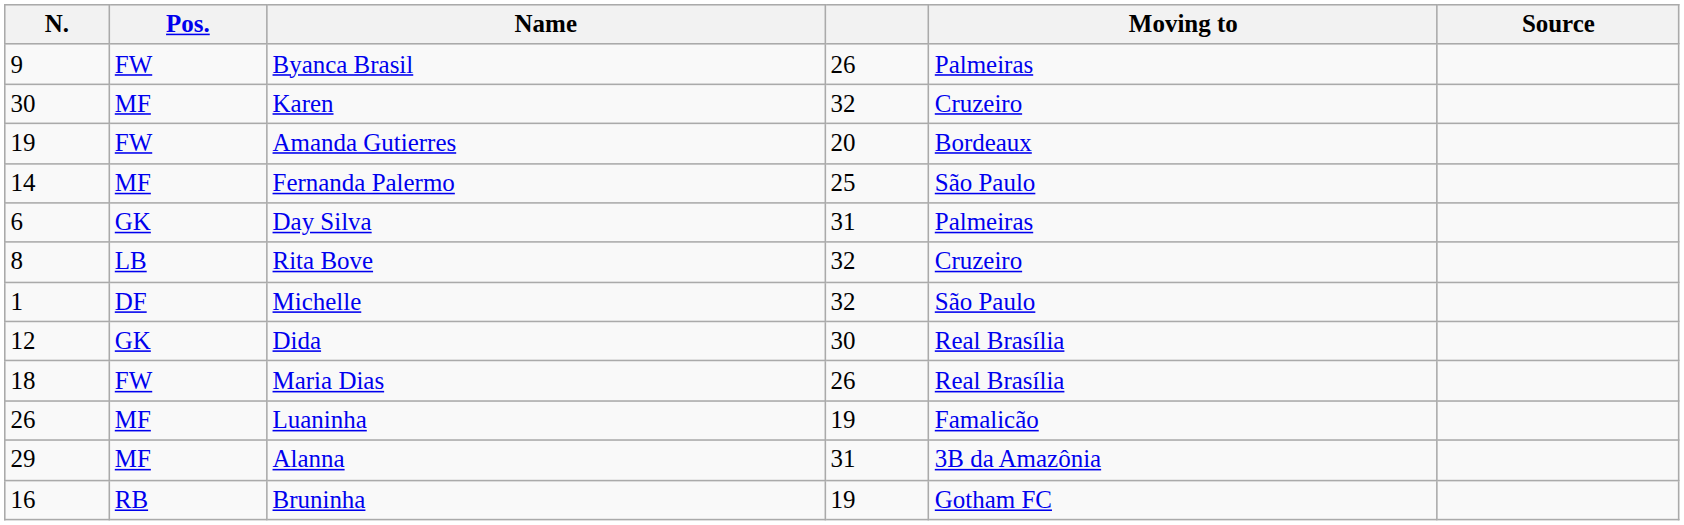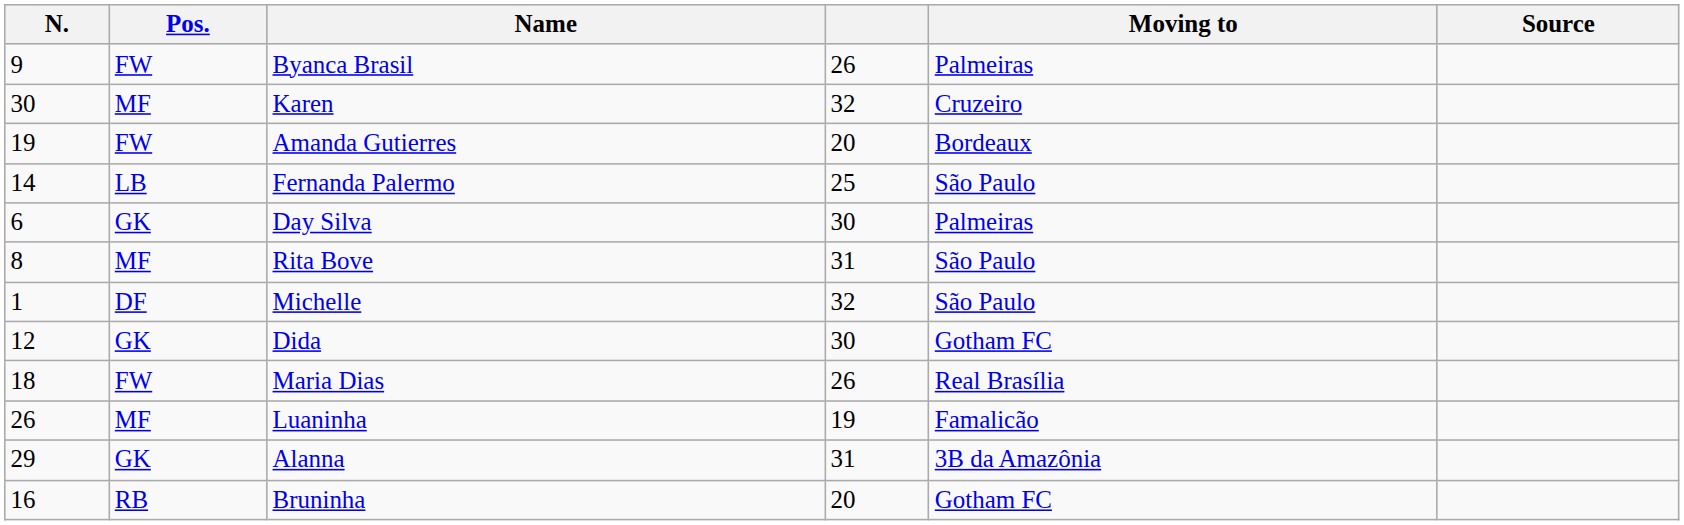(133, 182) MF -> (131, 182) LB
(843, 222) 31 -> (843, 222) 30
(131, 261) LB -> (133, 261) MF
(843, 261) 32 -> (843, 261) 31
(978, 261) Cruzeiro -> (985, 261) São Paulo
(1000, 340) Real Brasília -> (993, 340) Gotham FC
(133, 459) MF -> (133, 459) GK
(843, 499) 19 -> (843, 499) 20
